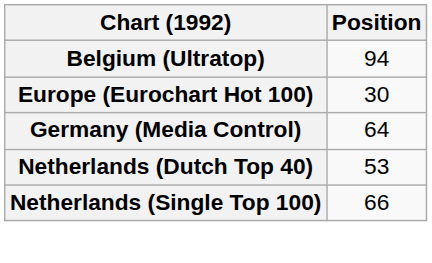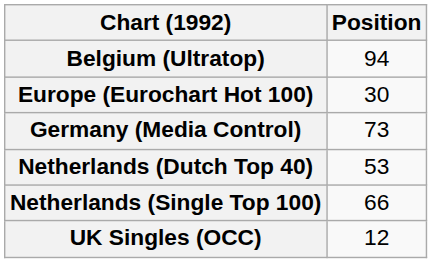(377, 130) 64 -> (377, 130) 73
+ row: (166, 238)
